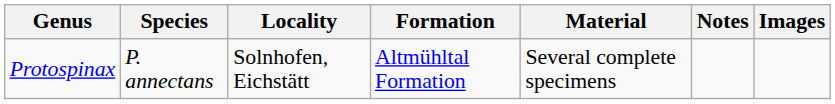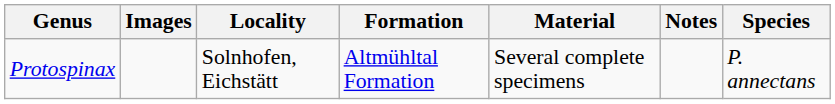columns swapped: (174, 21) <-> (792, 21)
